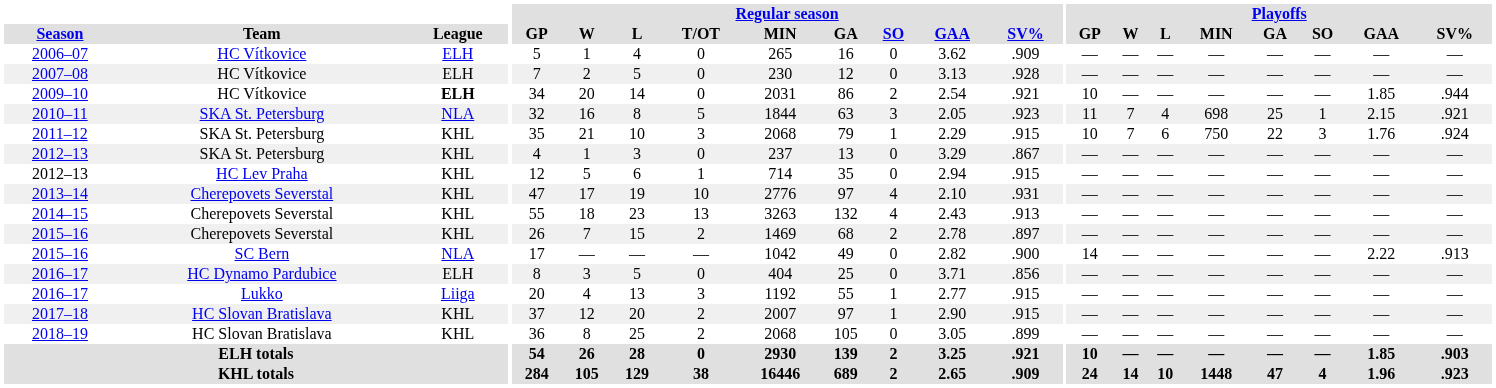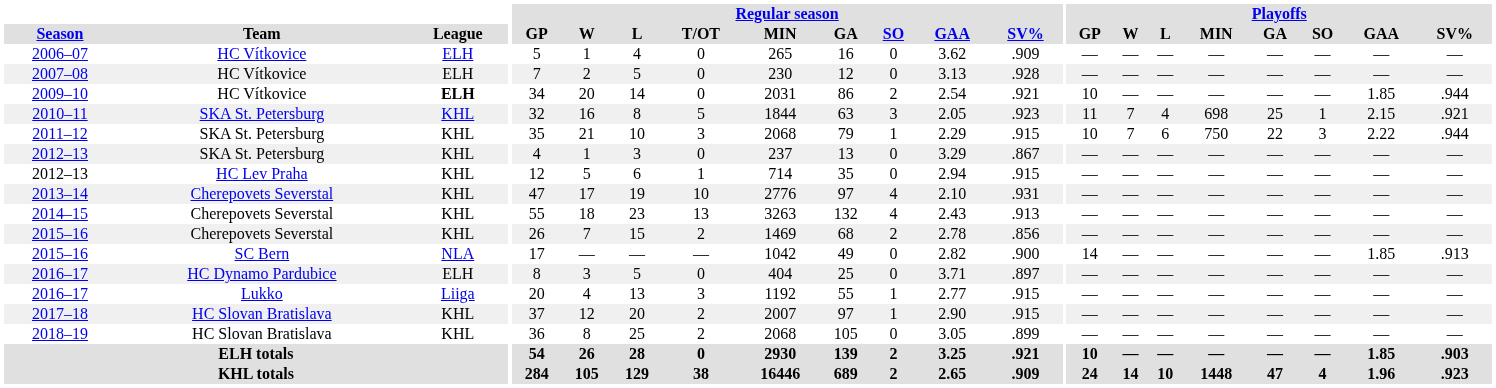(458, 114) NLA -> (458, 114) KHL
(1381, 134) 1.76 -> (1381, 134) 2.22
(1455, 134) .924 -> (1455, 134) .944
(1025, 234) .897 -> (1025, 234) .856
(1381, 254) 2.22 -> (1381, 254) 1.85
(1025, 274) .856 -> (1025, 274) .897
